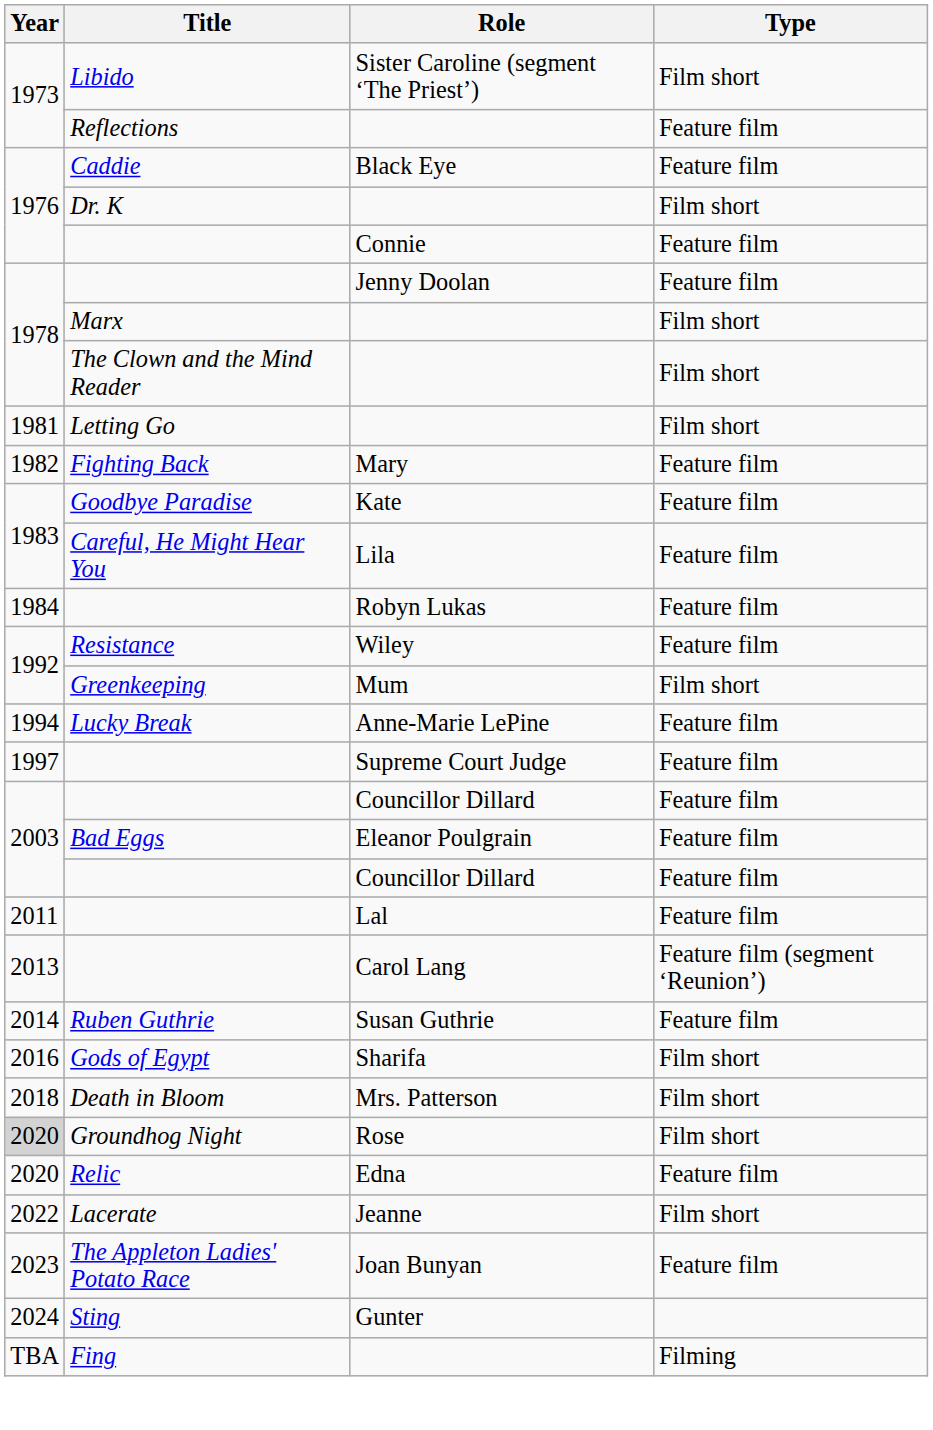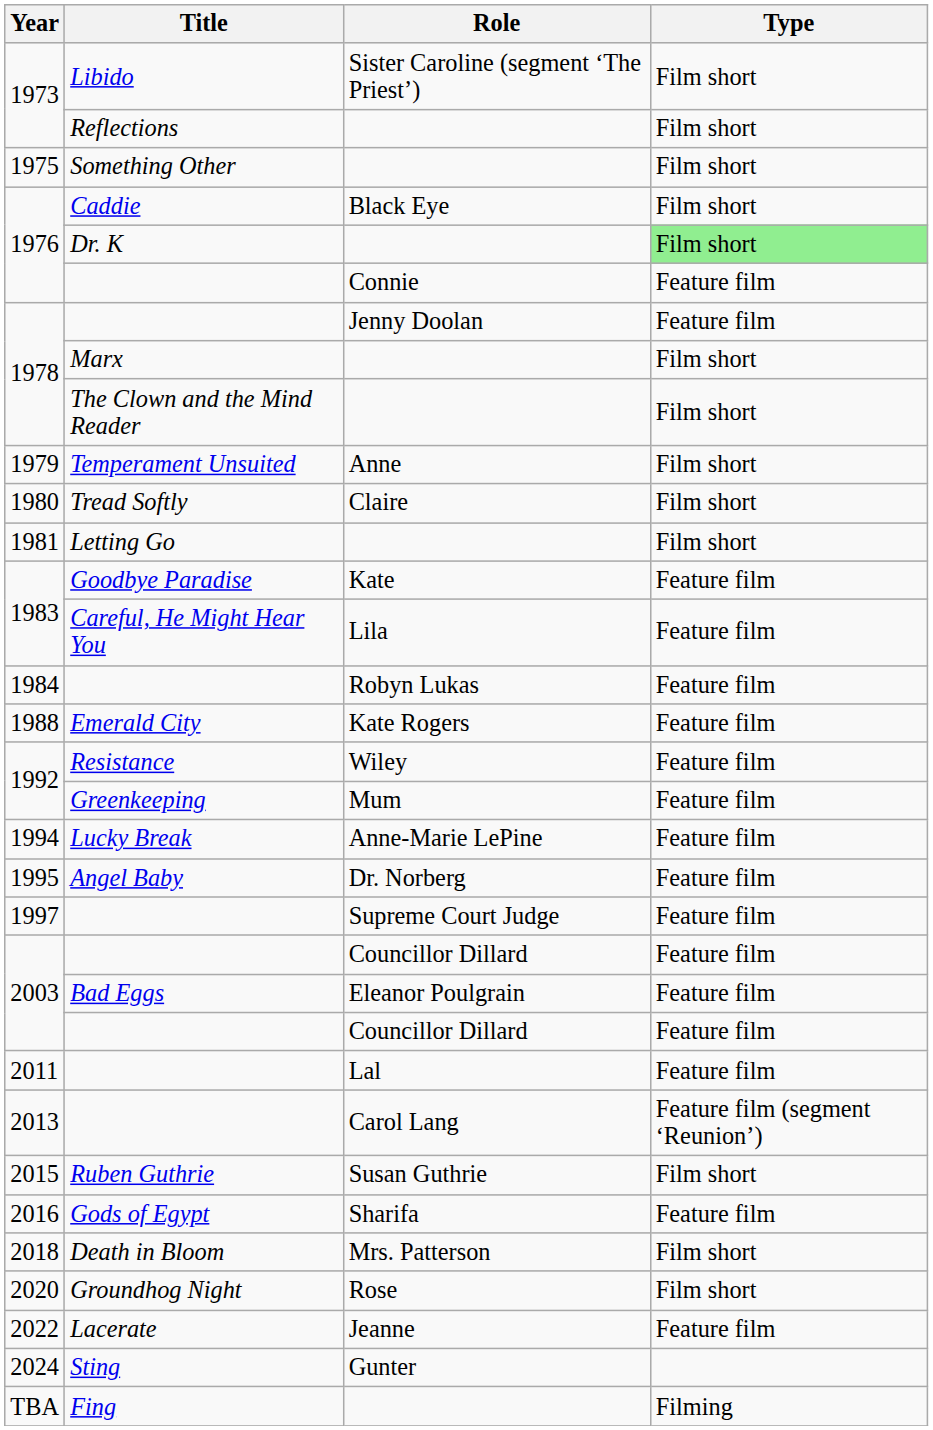(719, 128) Feature film -> (706, 128) Film short
+ row: (153, 166)
(719, 166) Feature film -> (706, 205) Film short
(709, 205) no background -> (706, 243) lightgreen background
+ row: (183, 464)
+ row: (129, 502)
- row: (139, 464)
+ row: (135, 722)
(709, 684) Film short -> (716, 800) Feature film
+ row: (127, 877)
(35, 1020) 2014 -> (35, 1174) 2015
(719, 1020) Feature film -> (706, 1174) Film short
(709, 1058) Film short -> (716, 1213) Feature film
(35, 1136) lightgrey background -> (35, 1290) no background
- row: (95, 1174)
(709, 1213) Film short -> (716, 1328) Feature film
- row: (173, 1265)
